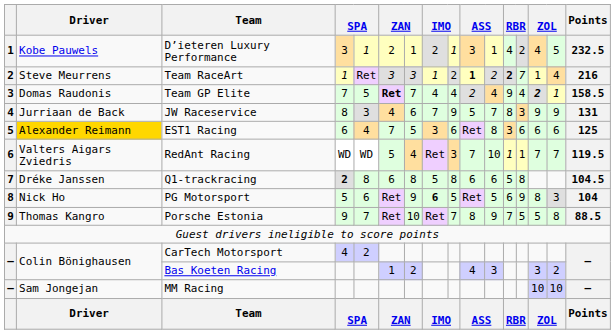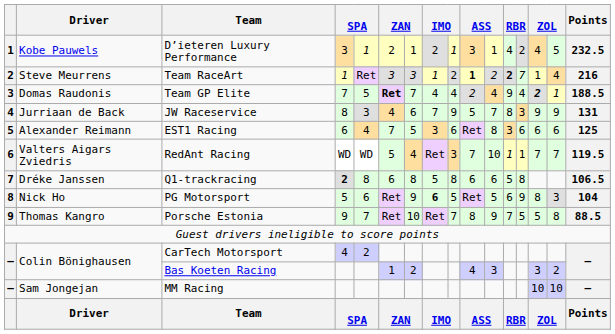(588, 94) 158.5 -> (588, 94) 188.5
(75, 131) gold background -> (75, 131) no background
(588, 180) 104.5 -> (588, 180) 106.5
